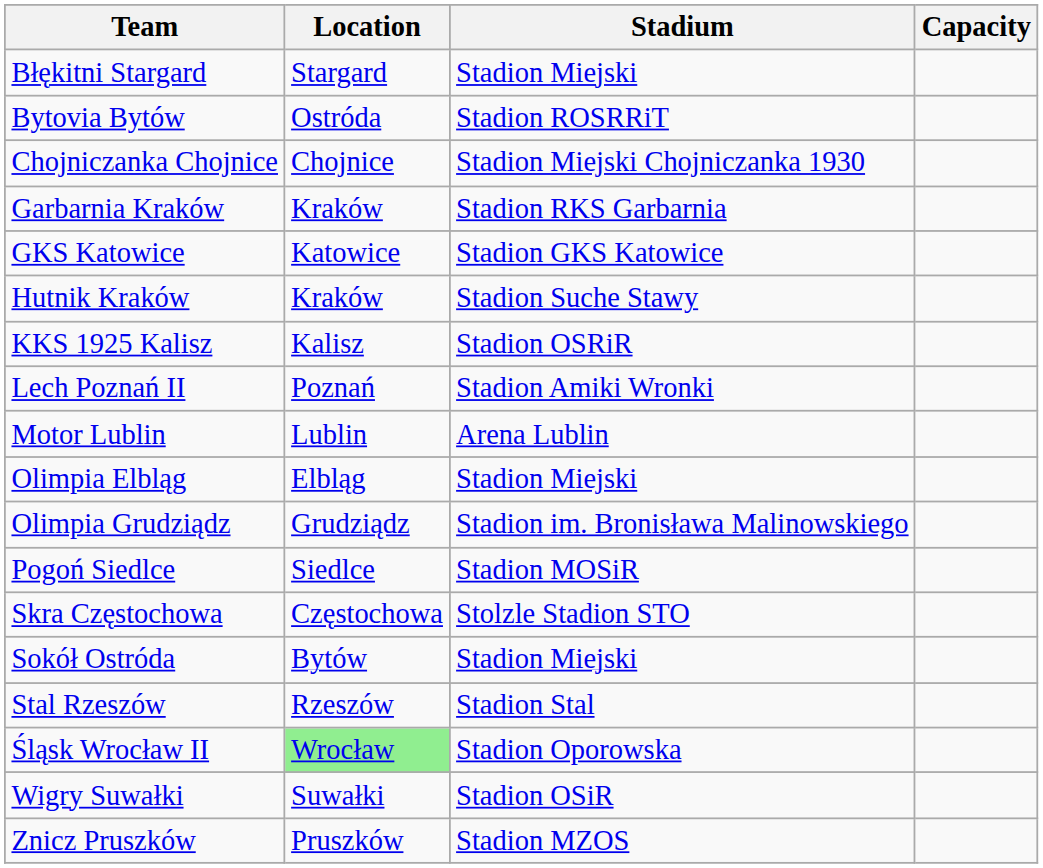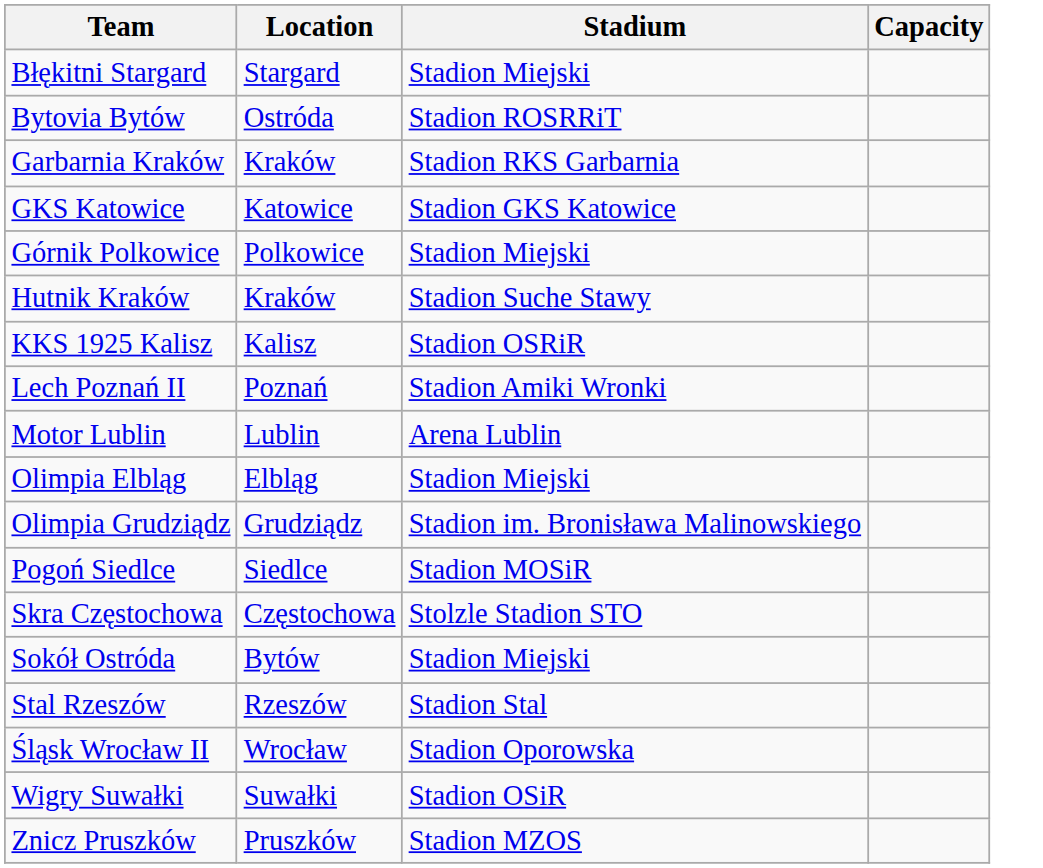- row: (145, 162)
+ row: (115, 252)
(343, 749) lightgreen background -> (295, 749) no background
